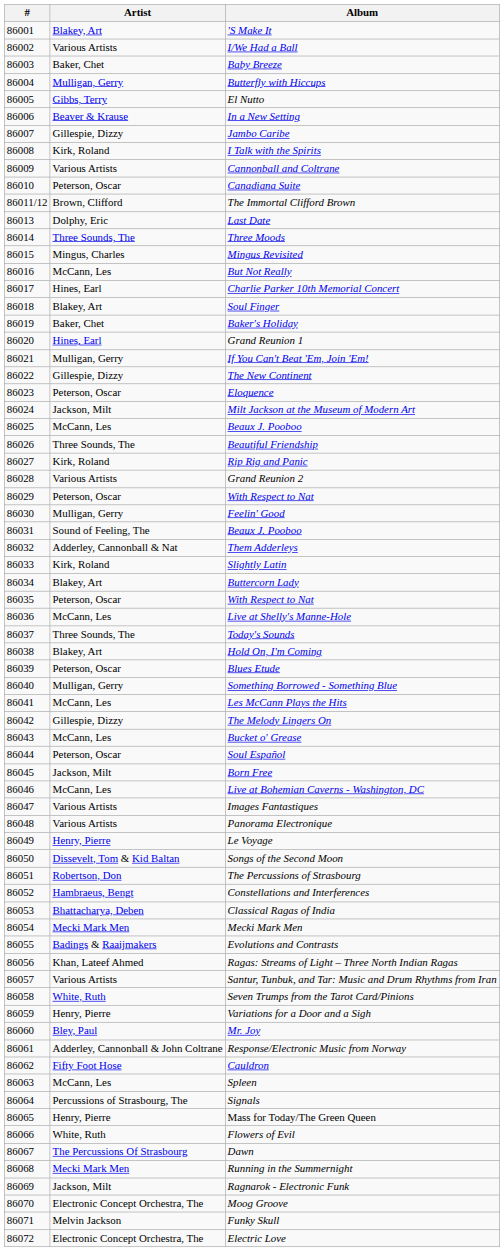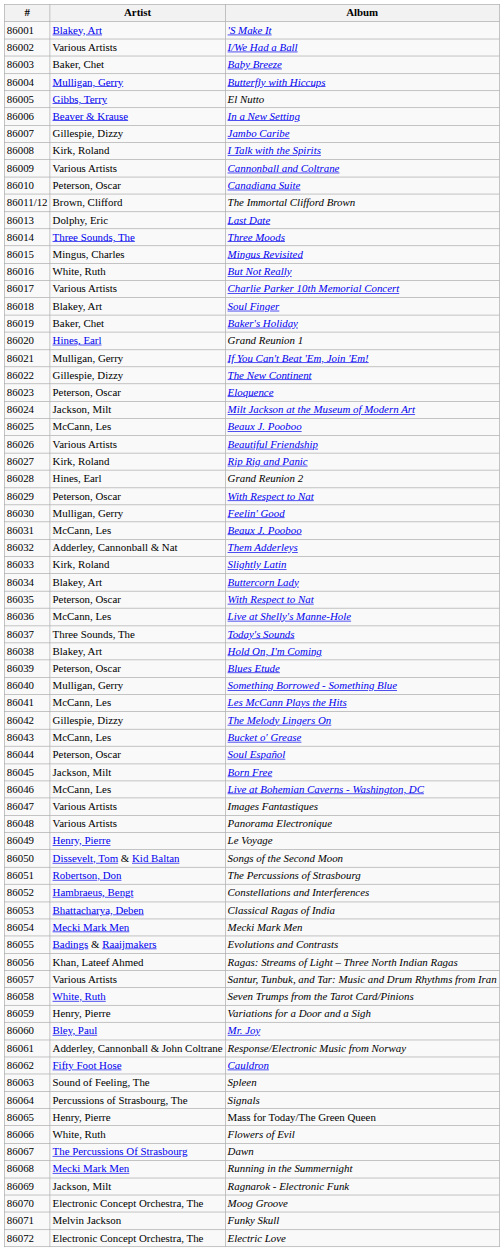(82, 271) McCann, Les -> (79, 271) White, Ruth
(77, 289) Hines, Earl -> (85, 289) Various Artists
(94, 444) Three Sounds, The -> (85, 444) Various Artists
(85, 479) Various Artists -> (77, 479) Hines, Earl
(101, 530) Sound of Feeling, The -> (82, 530) McCann, Les
(82, 1082) McCann, Les -> (101, 1082) Sound of Feeling, The
